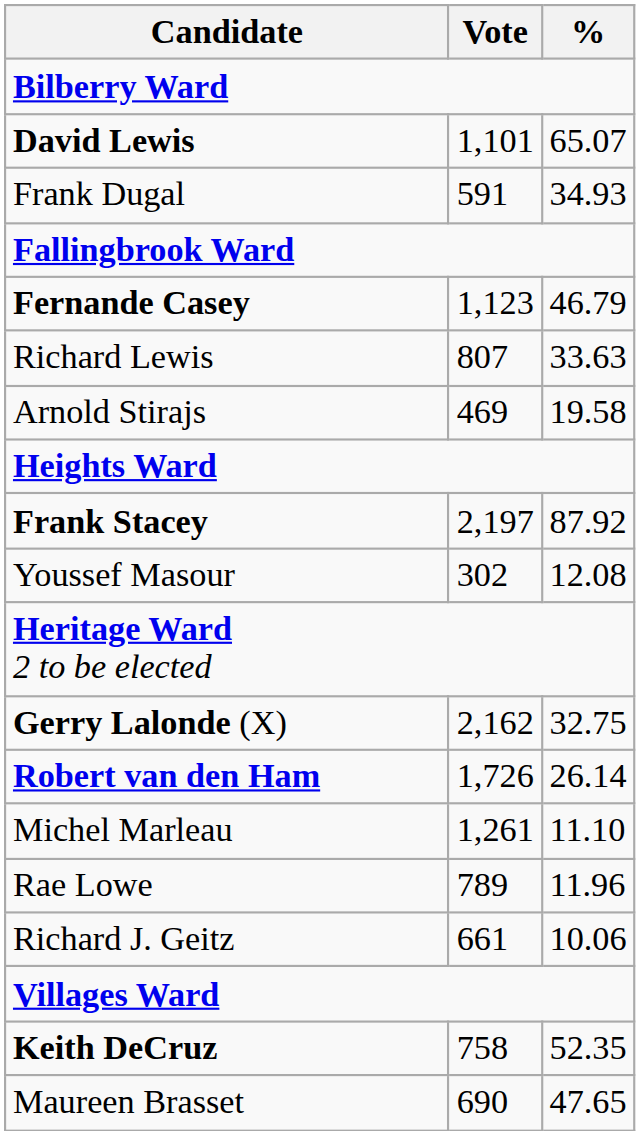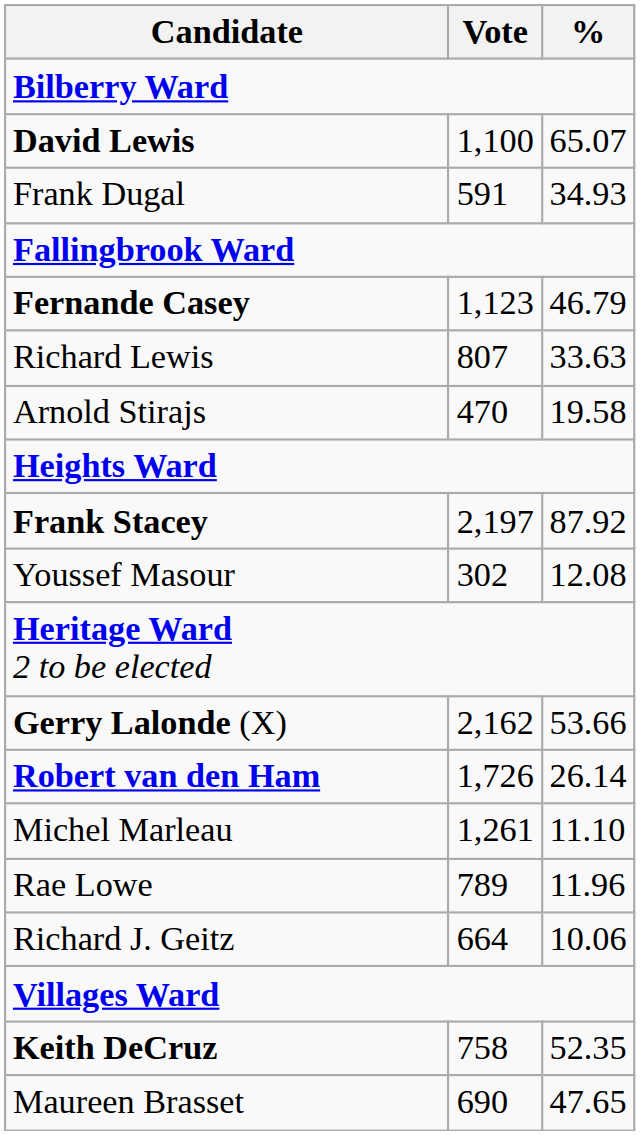(495, 140) 1,101 -> (495, 140) 1,100
(482, 411) 469 -> (482, 411) 470
(588, 721) 32.75 -> (588, 721) 53.66
(482, 939) 661 -> (482, 939) 664
